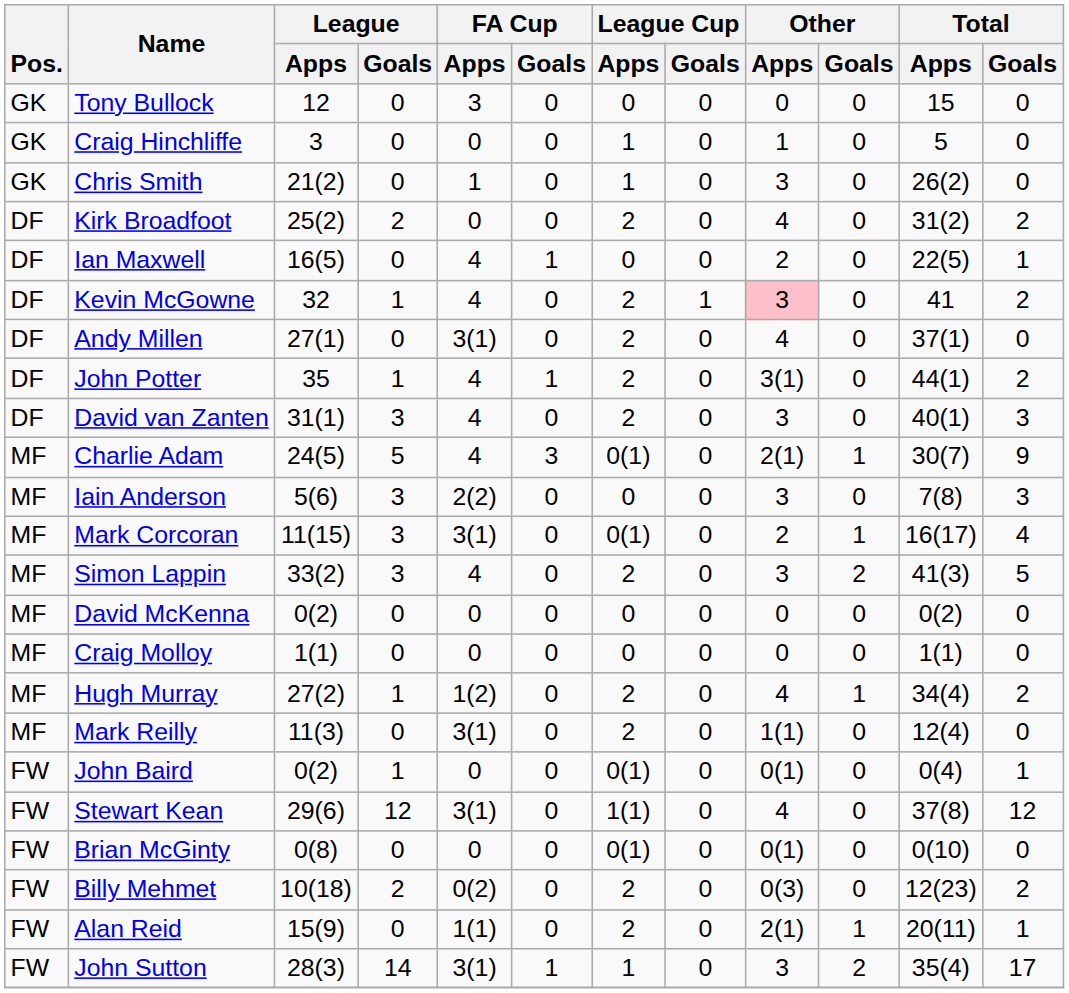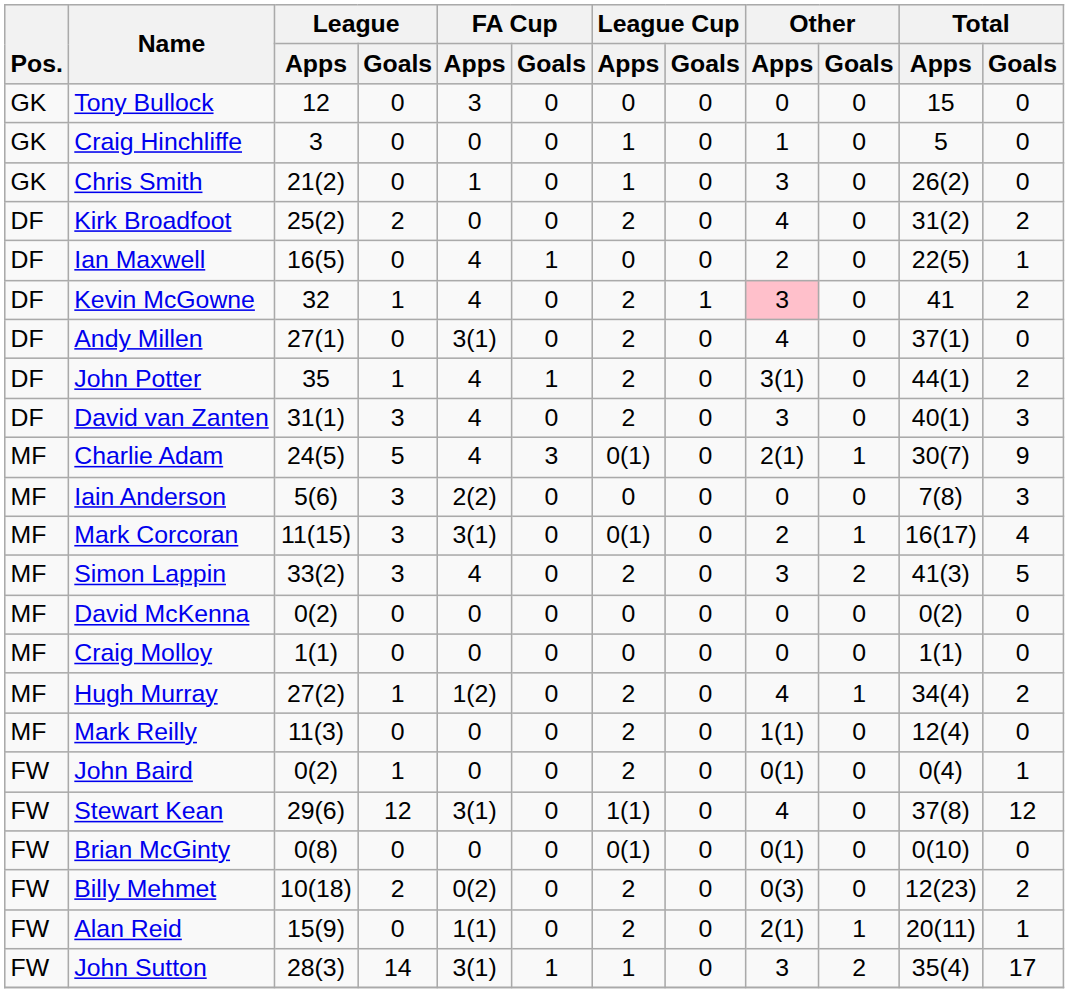(782, 496) 3 -> (782, 496) 0
(475, 732) 3(1) -> (475, 732) 0
(628, 771) 0(1) -> (628, 771) 2
